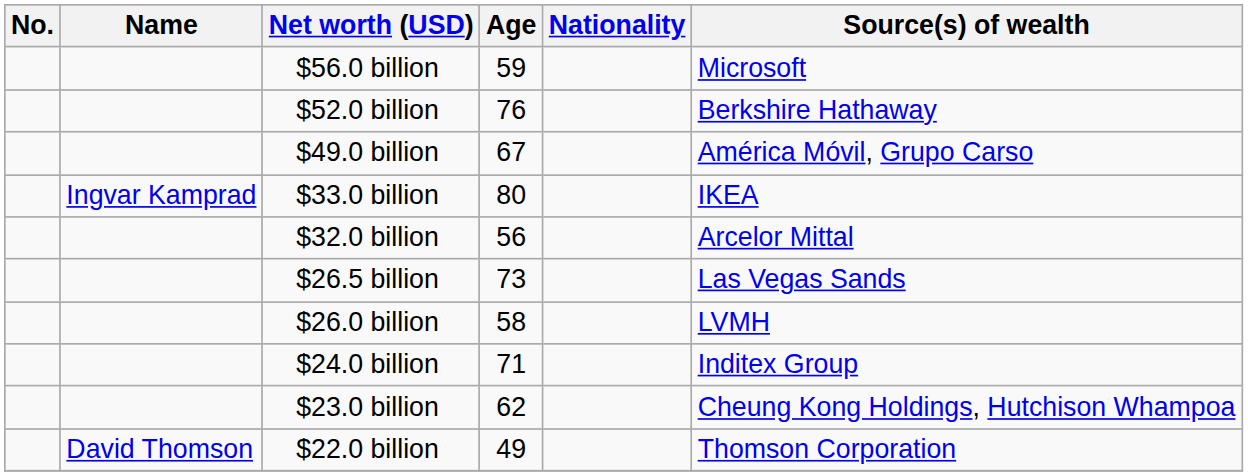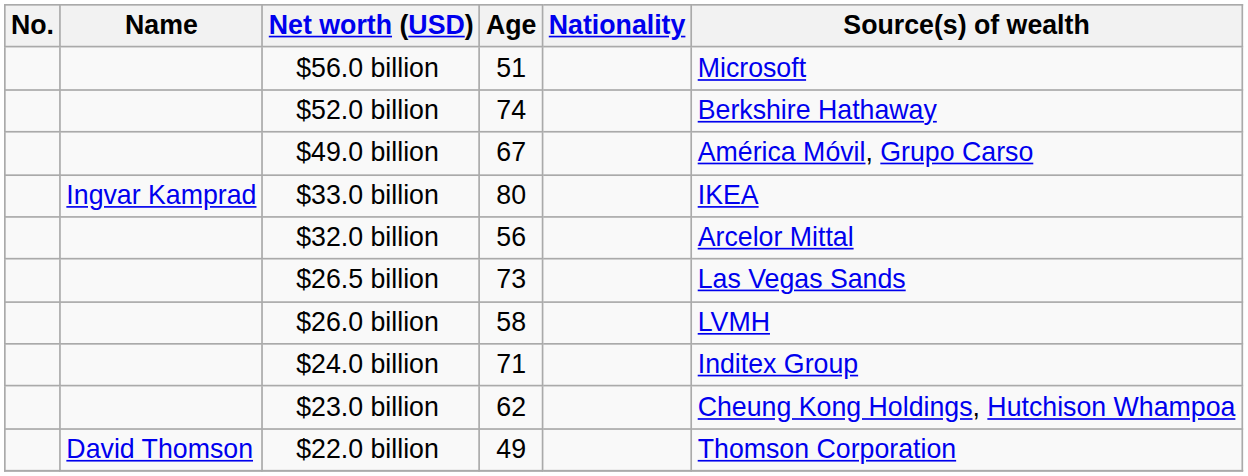(511, 68) 59 -> (511, 68) 51
(511, 110) 76 -> (511, 110) 74
